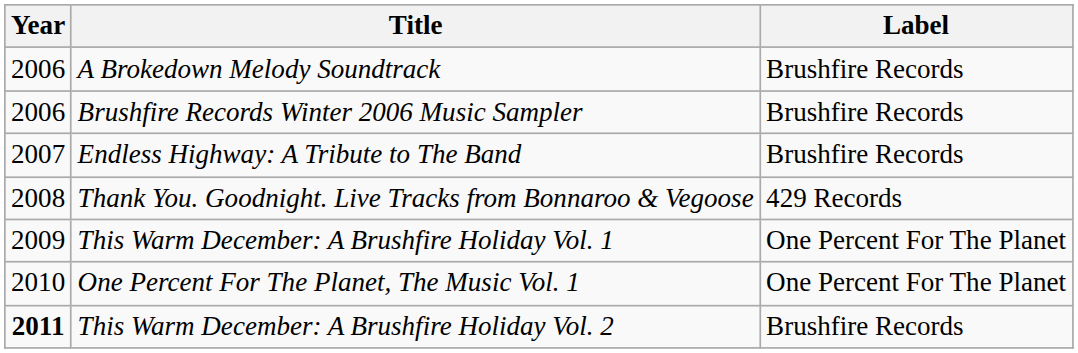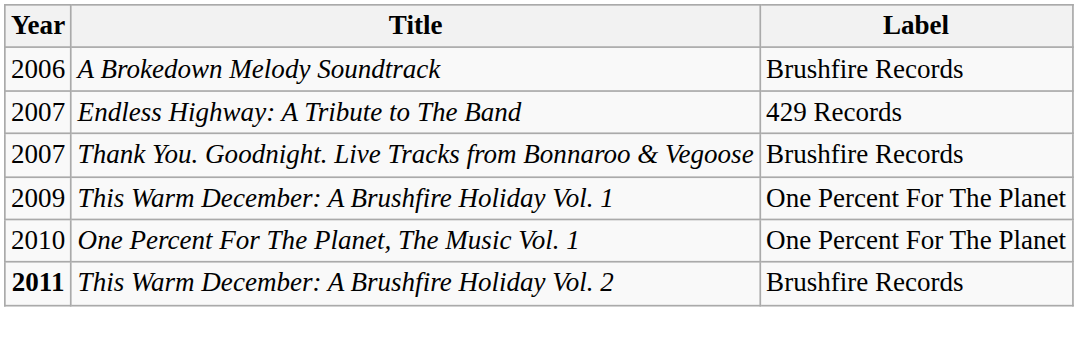- row: (330, 111)
(865, 154) Brushfire Records -> (834, 111) 429 Records
(38, 197) 2008 -> (38, 154) 2007
(834, 197) 429 Records -> (865, 154) Brushfire Records
